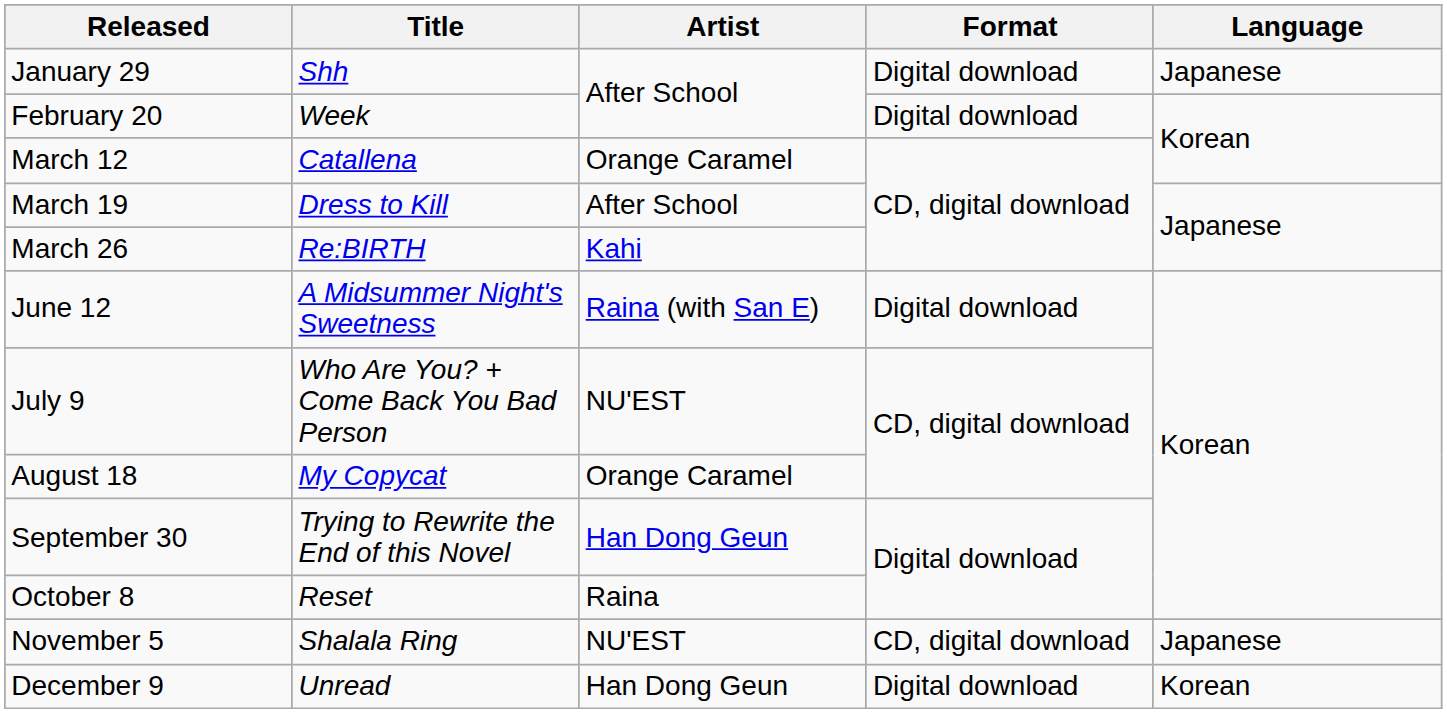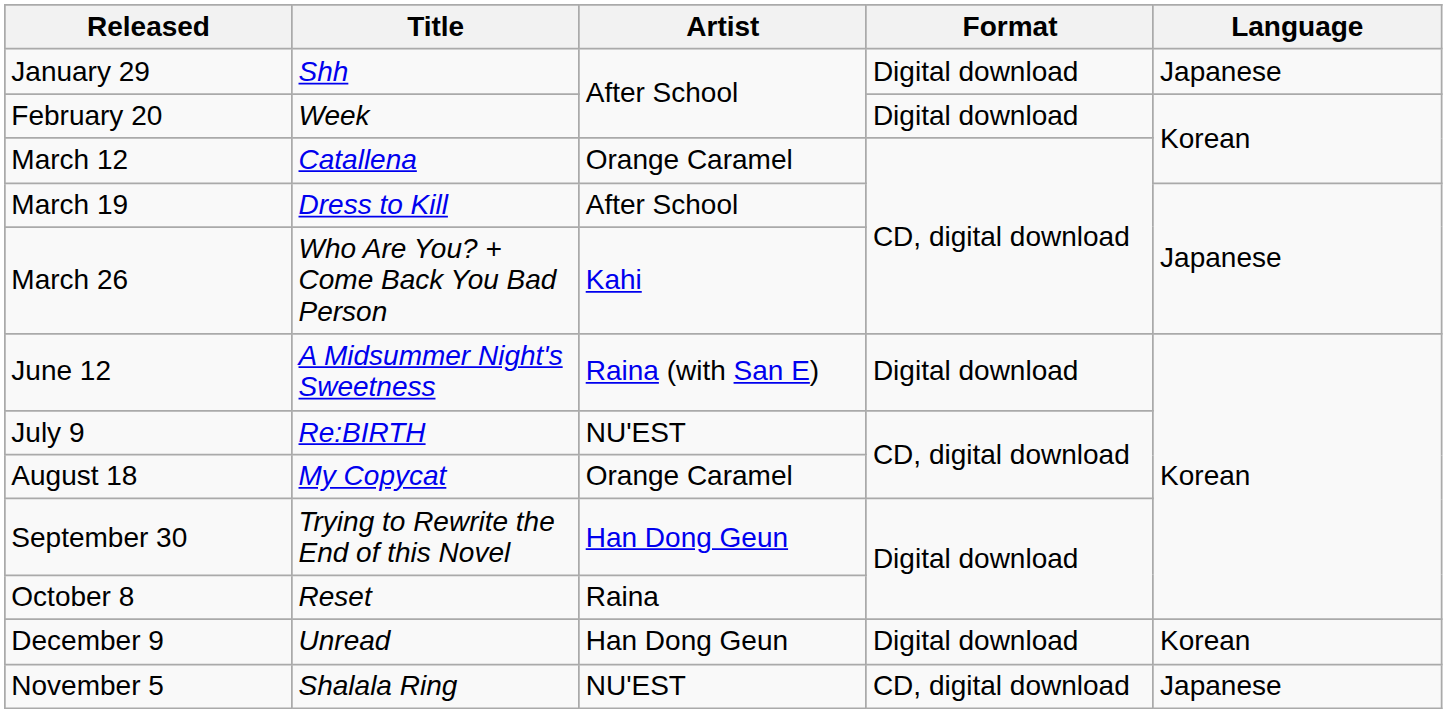(362, 248) Re:BIRTH -> (427, 280) Who Are You? + Come Back You Bad Person
(427, 400) Who Are You? + Come Back You Bad Person -> (362, 432) Re:BIRTH
rows swapped: (88, 641) <-> (88, 685)
